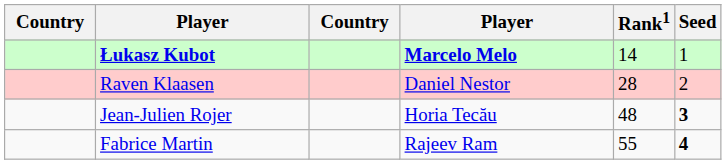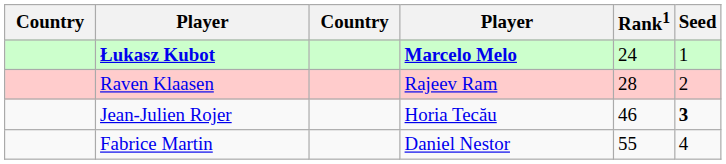(628, 54) 14 -> (628, 54) 24
(457, 84) Daniel Nestor -> (451, 84) Rajeev Ram
(628, 114) 48 -> (628, 114) 46
(451, 144) Rajeev Ram -> (457, 144) Daniel Nestor
(683, 144) bold -> (683, 144) normal
